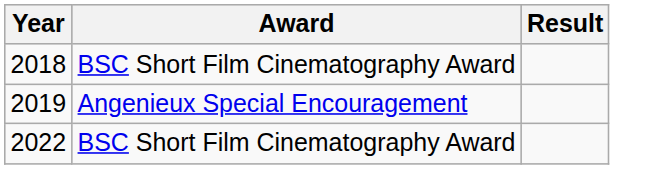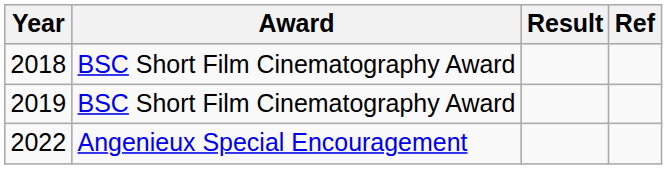+ column: (635, 24)
(273, 103) Angenieux Special Encouragement -> (297, 103) BSC Short Film Cinematography Award
(297, 143) BSC Short Film Cinematography Award -> (273, 143) Angenieux Special Encouragement
